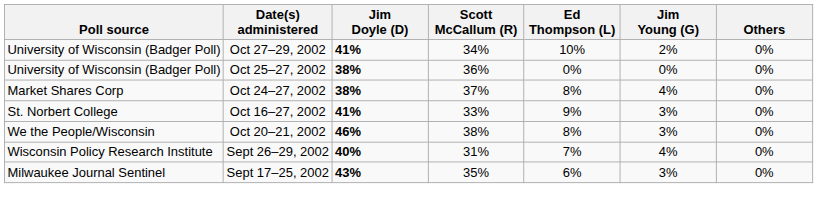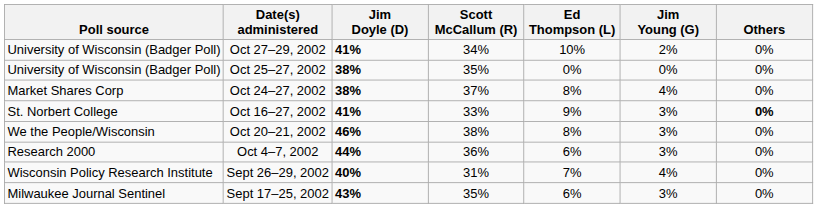(476, 70) 36% -> (476, 70) 35%
(764, 111) normal -> (764, 111) bold
+ row: (278, 152)
